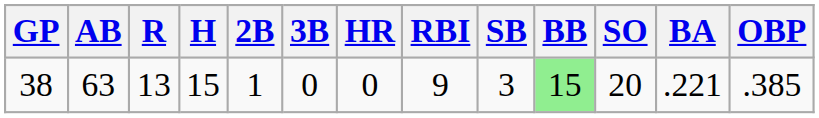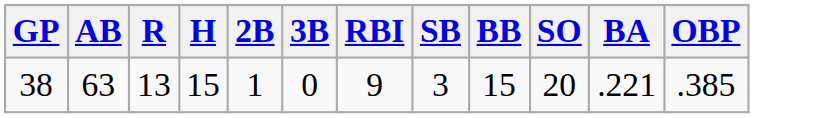- column: (370, 31)
(565, 84) lightgreen background -> (499, 84) no background
